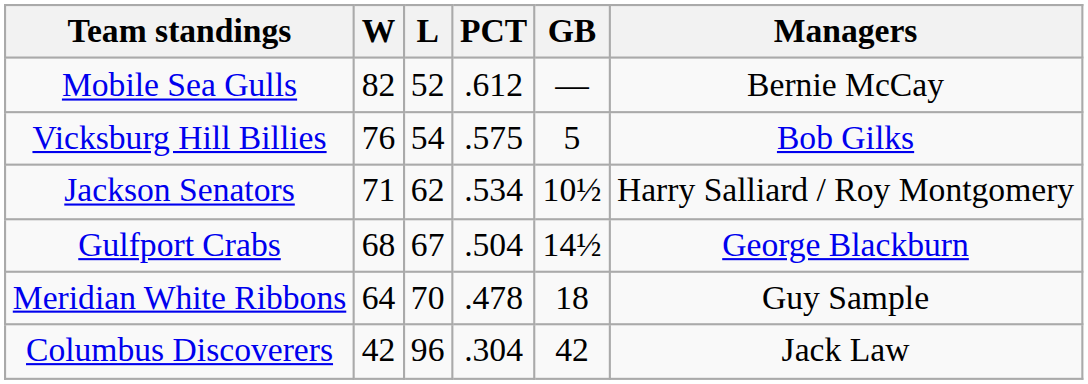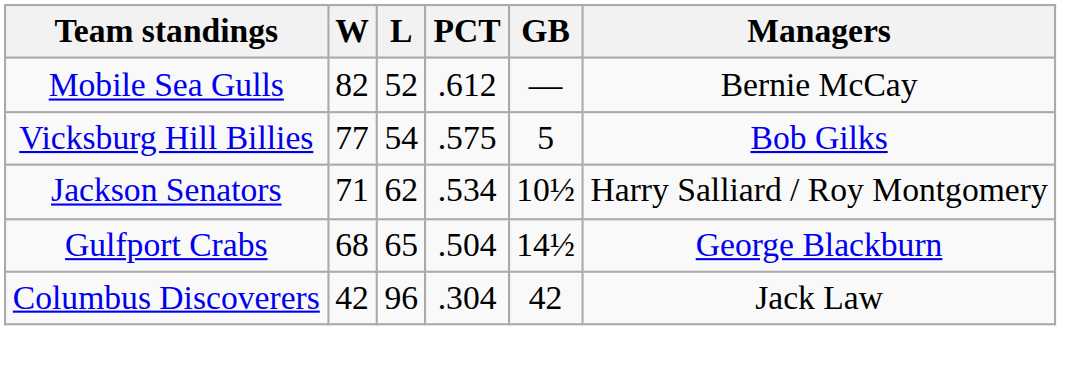(379, 137) 76 -> (352, 137) 77
(428, 244) 67 -> (401, 244) 65
- row: (180, 297)
